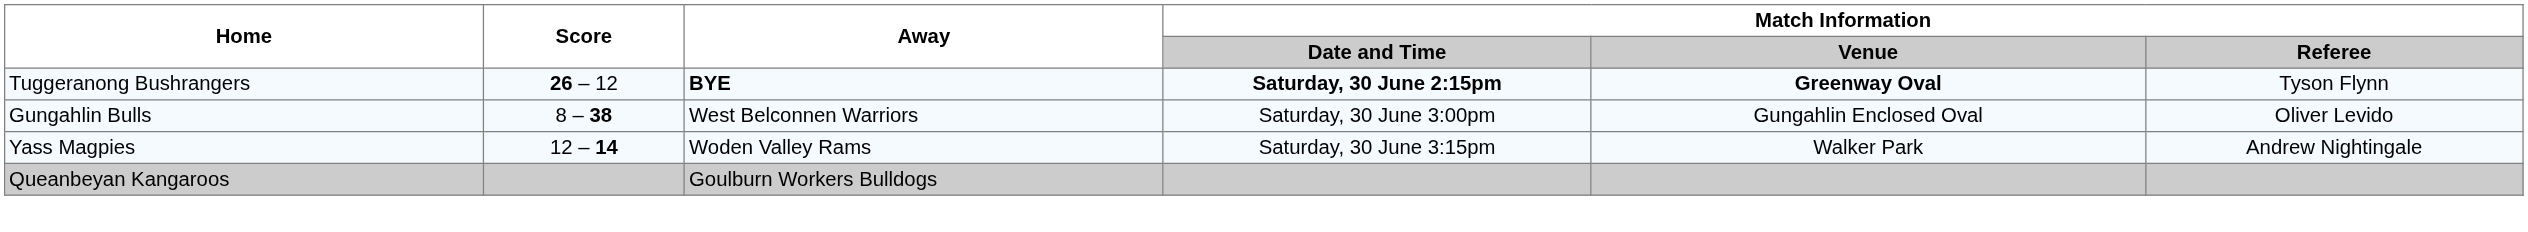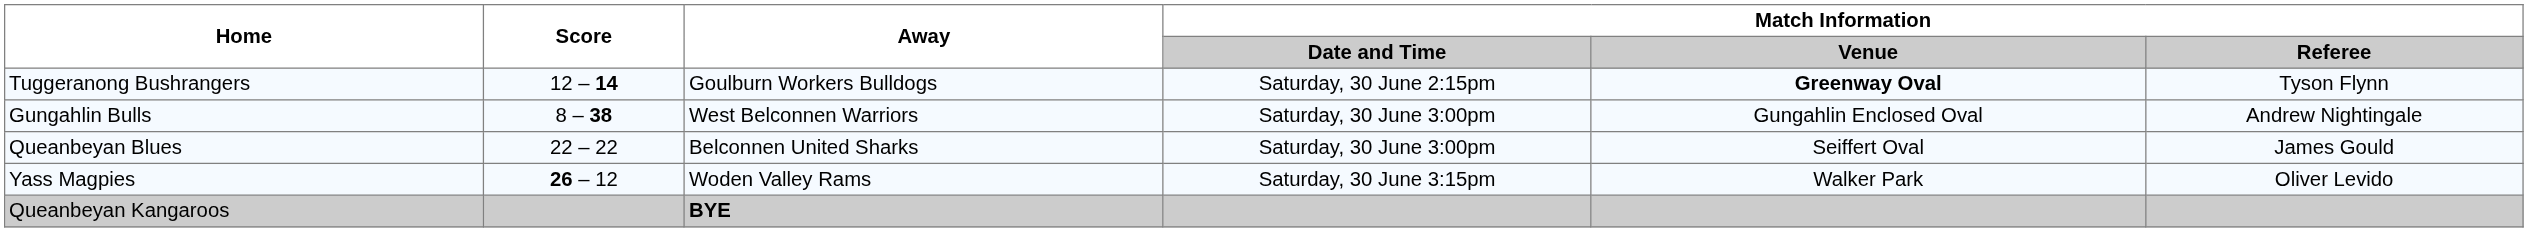(584, 83) 26 – 12 -> (584, 83) 12 – 14
(710, 83) BYE -> (813, 83) Goulburn Workers Bulldogs
(1377, 83) bold -> (1377, 83) normal
(2334, 115) Oliver Levido -> (2334, 115) Andrew Nightingale
+ row: (96, 147)
(584, 147) 12 – 14 -> (584, 179) 26 – 12
(2334, 147) Andrew Nightingale -> (2334, 179) Oliver Levido
(813, 179) Goulburn Workers Bulldogs -> (710, 210) BYE
